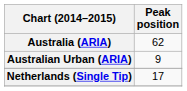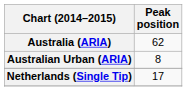(158, 59) 9 -> (158, 59) 8
